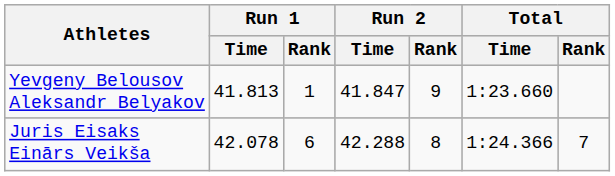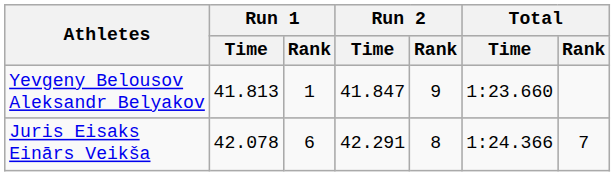(373, 144) 42.288 -> (373, 144) 42.291
